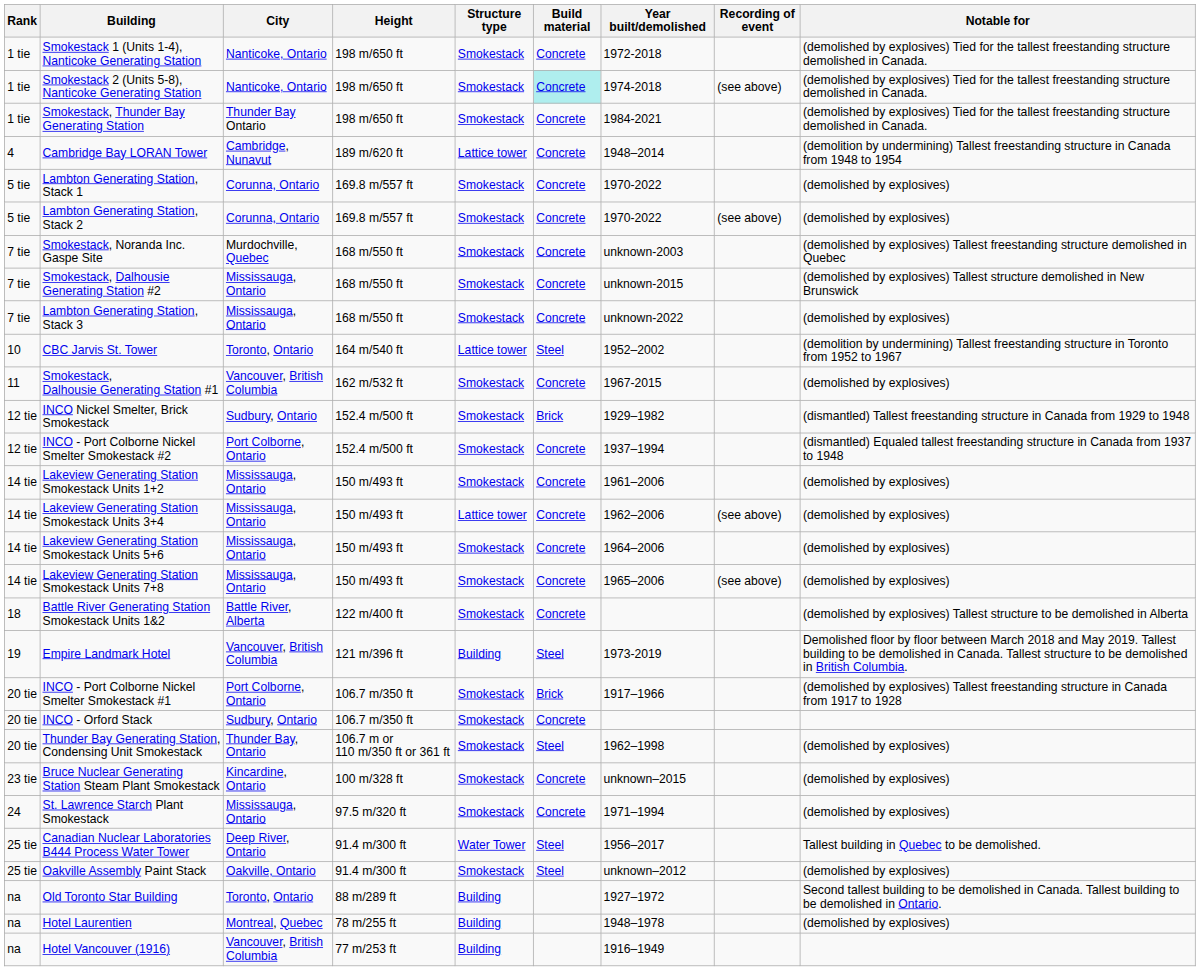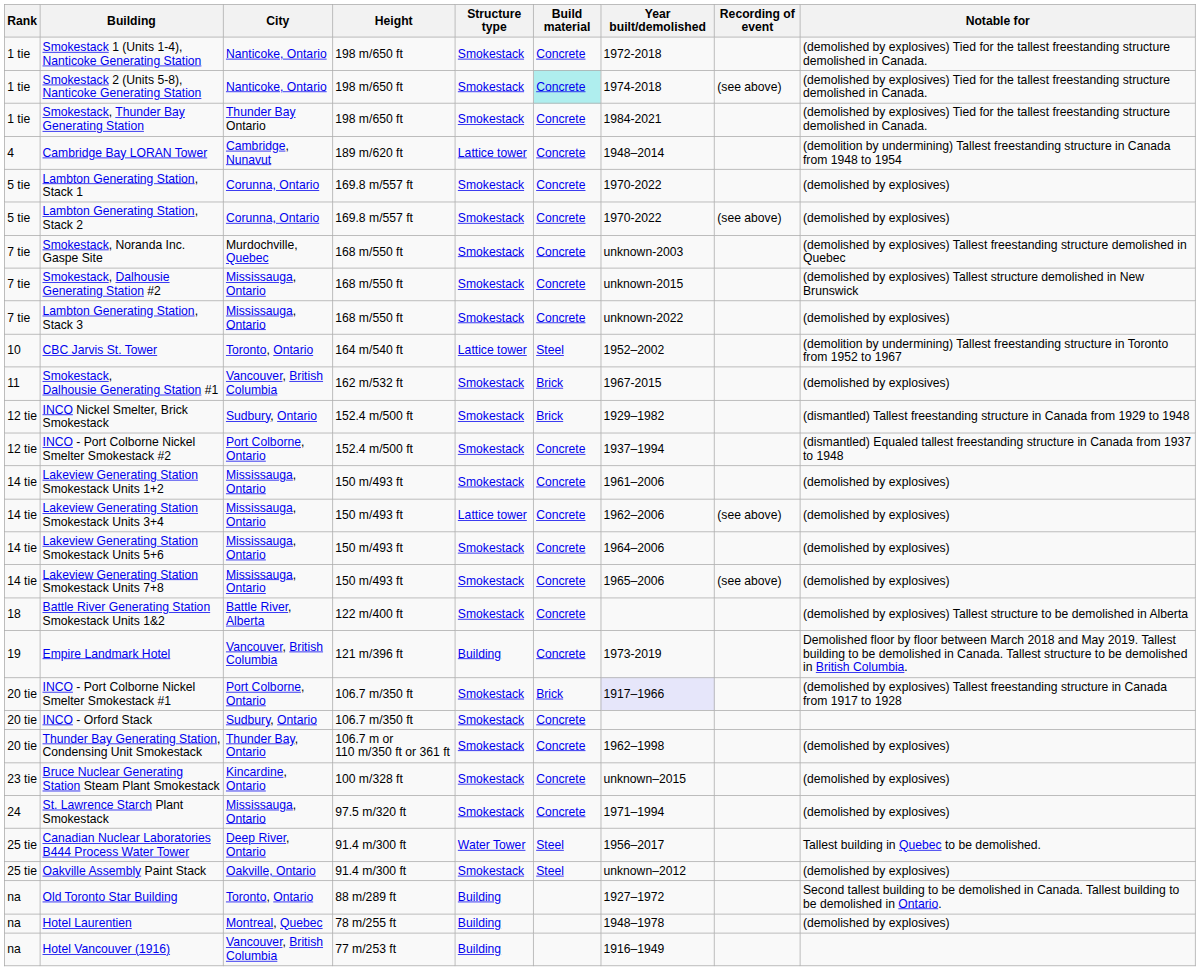(561, 383) Concrete -> (550, 383) Brick
(550, 654) Steel -> (561, 654) Concrete
(634, 693) no background -> (634, 693) lavender background
(550, 746) Steel -> (561, 746) Concrete
